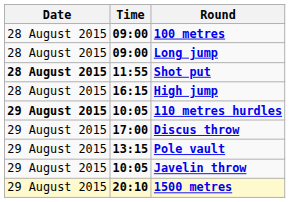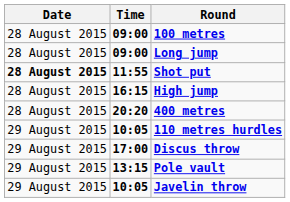+ row: (189, 110)
(57, 110) bold -> (57, 130) normal
- row: (193, 188)
